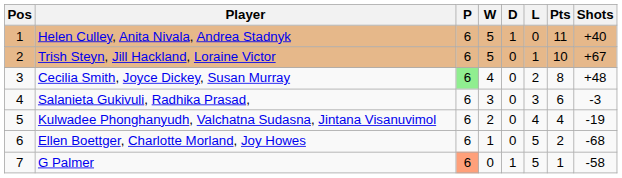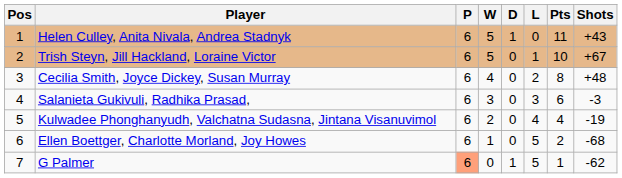(595, 36) +40 -> (595, 36) +43
(467, 78) lightgreen background -> (467, 78) no background
(595, 162) -58 -> (595, 162) -62
